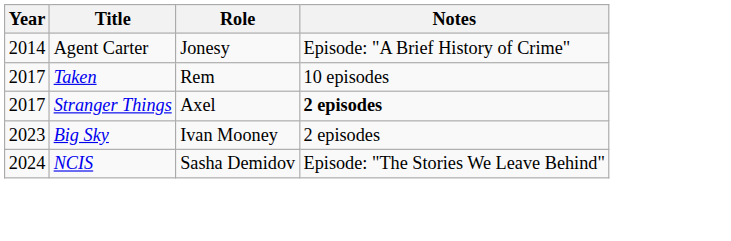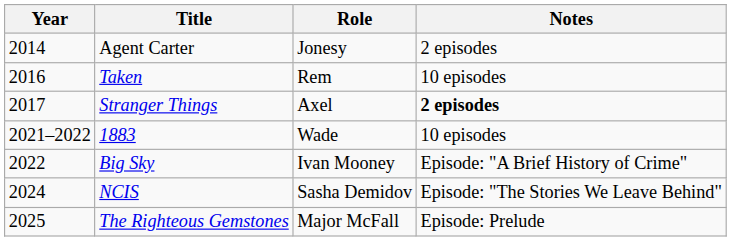(437, 47) Episode: "A Brief History of Crime" -> (459, 47) 2 episodes
(27, 76) 2017 -> (27, 76) 2016
+ row: (118, 134)
(27, 134) 2023 -> (27, 163) 2022
(342, 134) 2 episodes -> (554, 163) Episode: "A Brief History of Crime"
+ row: (194, 221)
